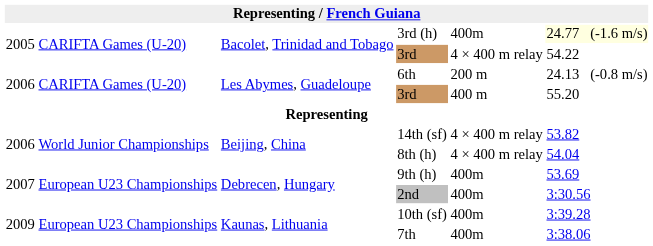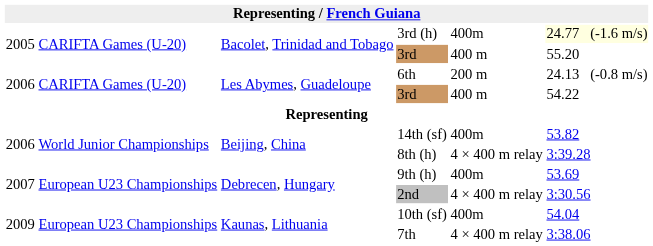(497, 54) 4 × 400 m relay -> (469, 54) 400 m
(563, 54) 54.22 -> (563, 54) 55.20
(563, 94) 55.20 -> (563, 94) 54.22
(497, 134) 4 × 400 m relay -> (467, 134) 400m
(563, 154) 54.04 -> (569, 154) 3:39.28
(467, 194) 400m -> (497, 194) 4 × 400 m relay
(569, 214) 3:39.28 -> (563, 214) 54.04
(467, 234) 400m -> (497, 234) 4 × 400 m relay
